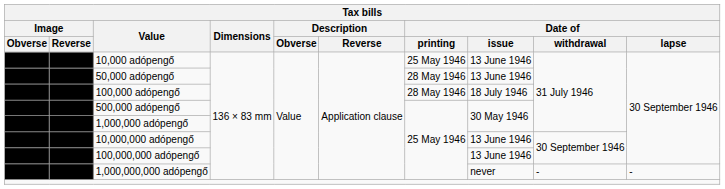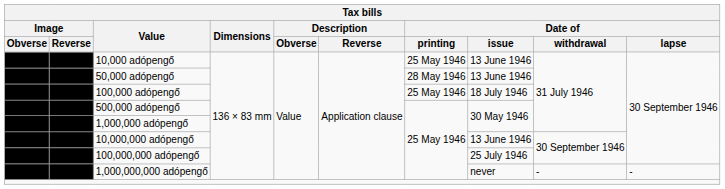(436, 92) 28 May 1946 -> (436, 92) 25 May 1946
(501, 156) 13 June 1946 -> (499, 156) 25 July 1946
